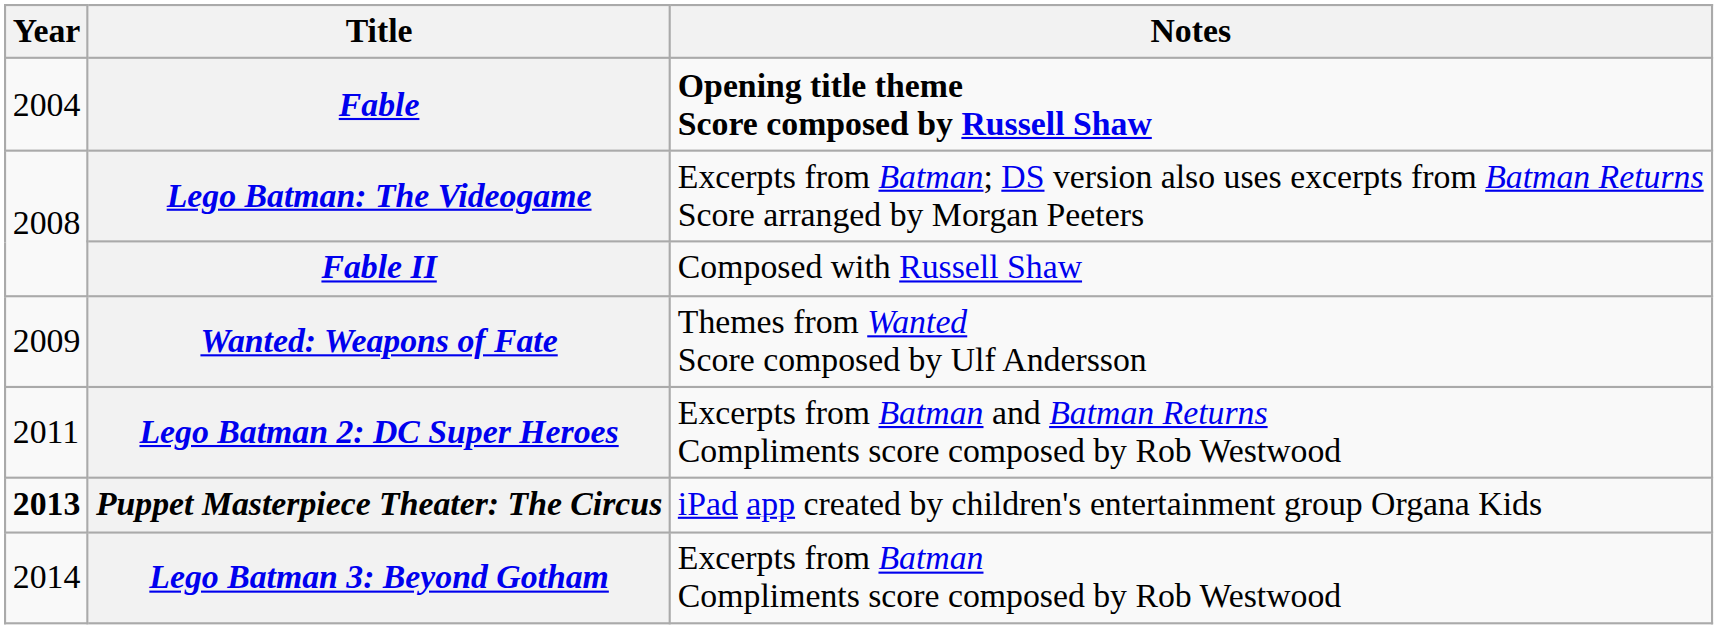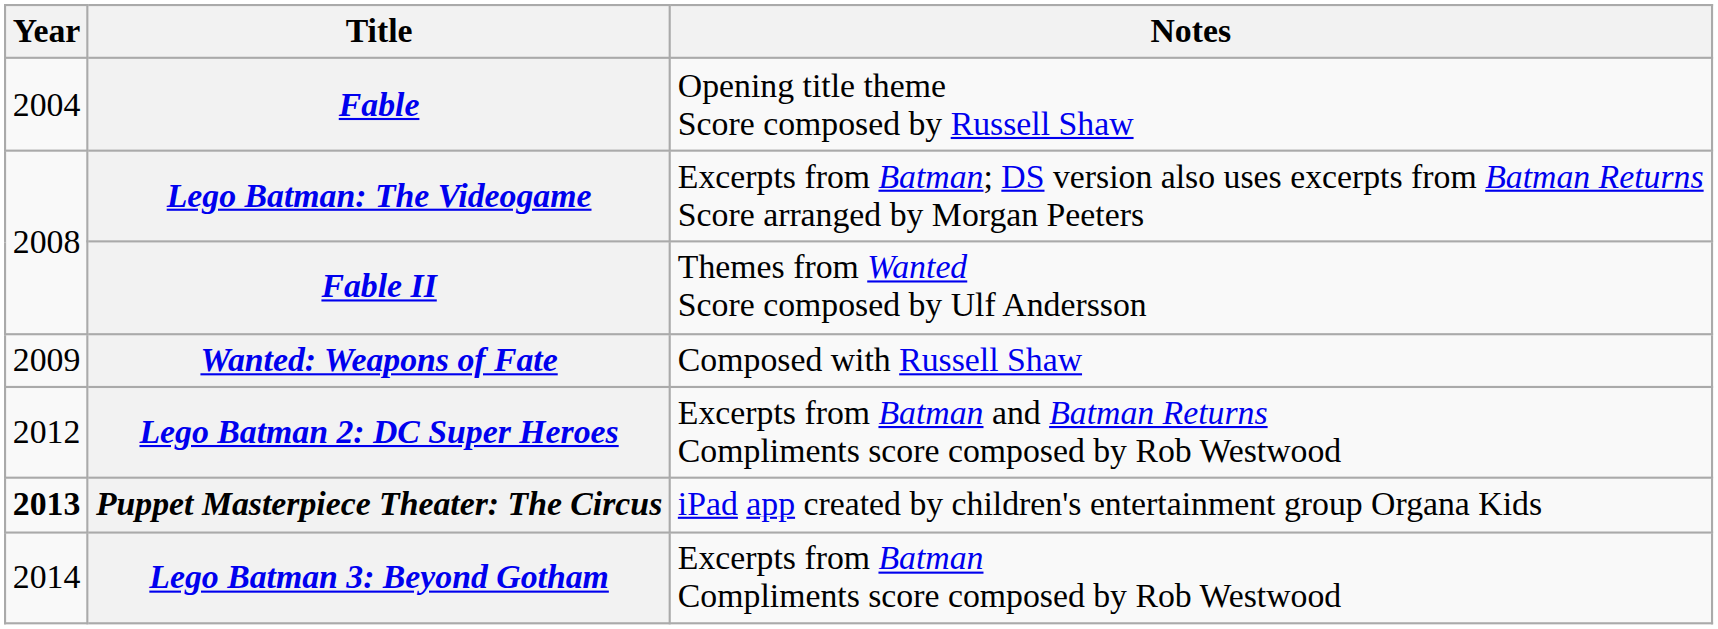(915, 103) bold -> (906, 103) normal
(880, 267) Composed with Russell Shaw -> (912, 286) Themes from Wanted Score composed by Ulf Andersson
(912, 340) Themes from Wanted Score composed by Ulf Andersson -> (880, 359) Composed with Russell Shaw
(46, 431) 2011 -> (47, 431) 2012
